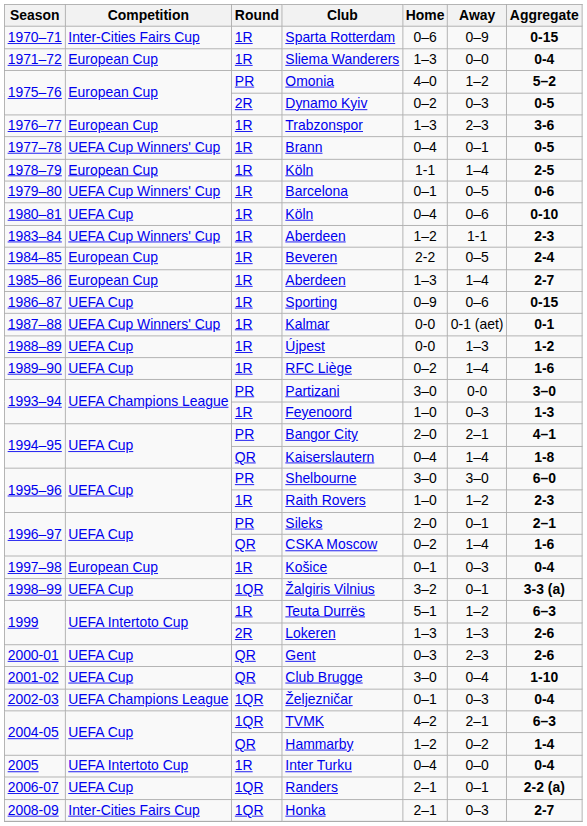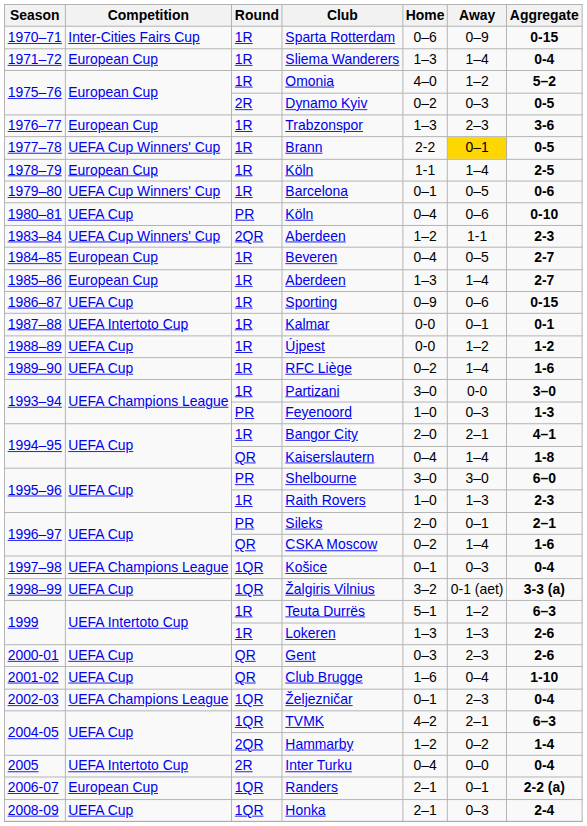(477, 59) 0–0 -> (477, 59) 1–4
(245, 81) PR -> (244, 81) 1R
(425, 147) 0–4 -> (425, 147) 2-2
(477, 147) no background -> (477, 147) gold background
(244, 214) 1R -> (245, 214) PR
(244, 236) 1R -> (249, 236) 2QR
(425, 258) 2-2 -> (425, 258) 0–4
(544, 258) 2-4 -> (544, 258) 2-7
(144, 324) UEFA Cup Winners' Cup -> (128, 324) UEFA Intertoto Cup
(477, 324) 0-1 (aet) -> (477, 324) 0–1
(477, 346) 1–3 -> (477, 346) 1–2
(245, 390) PR -> (244, 390) 1R
(244, 412) 1R -> (245, 412) PR
(245, 434) PR -> (244, 434) 1R
(477, 501) 1–2 -> (477, 501) 1–3
(113, 567) European Cup -> (148, 567) UEFA Champions League
(244, 567) 1R -> (249, 567) 1QR
(477, 589) 0–1 -> (477, 589) 0-1 (aet)
(244, 633) 2R -> (244, 633) 1R
(425, 677) 3–0 -> (425, 677) 1–6
(477, 699) 0–3 -> (477, 699) 2–3
(245, 744) QR -> (249, 744) 2QR
(244, 766) 1R -> (244, 766) 2R
(101, 788) UEFA Cup -> (113, 788) European Cup
(134, 810) Inter-Cities Fairs Cup -> (101, 810) UEFA Cup
(544, 810) 2-7 -> (544, 810) 2-4
